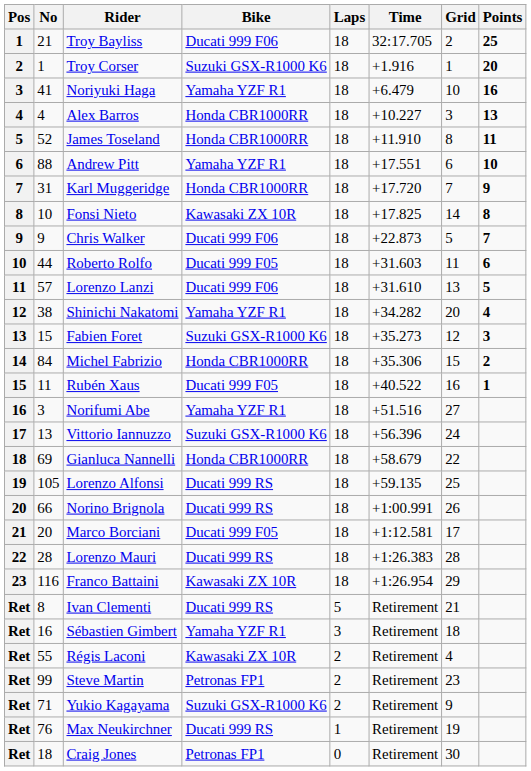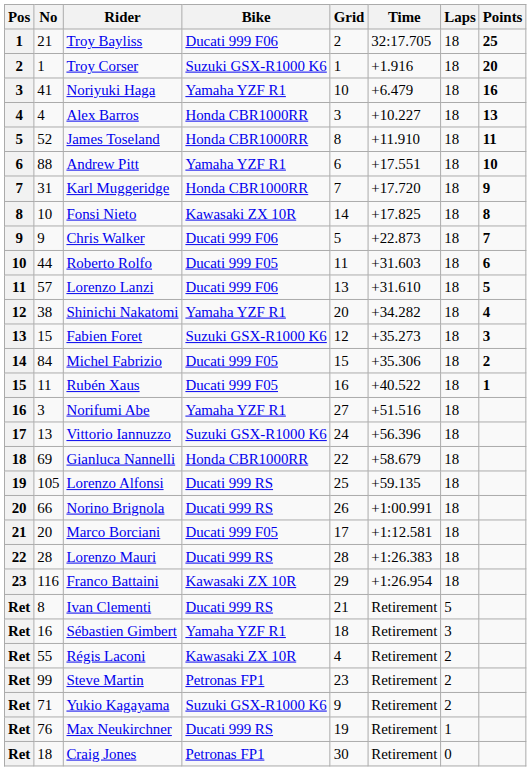columns swapped: (349, 16) <-> (460, 16)
(247, 360) Honda CBR1000RR -> (232, 360) Ducati 999 F05
